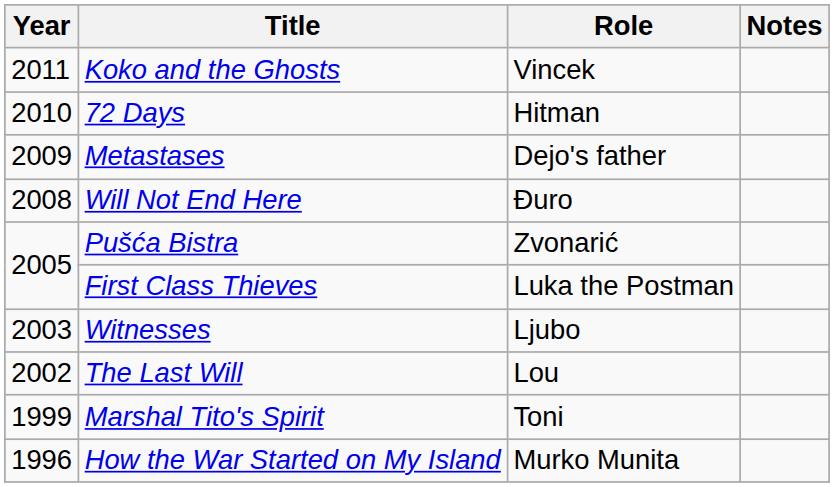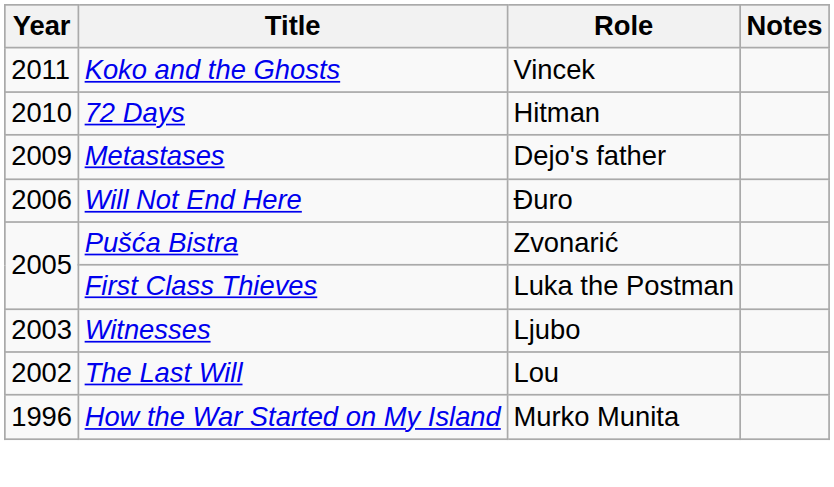(42, 199) 2008 -> (42, 199) 2006
- row: (204, 416)
